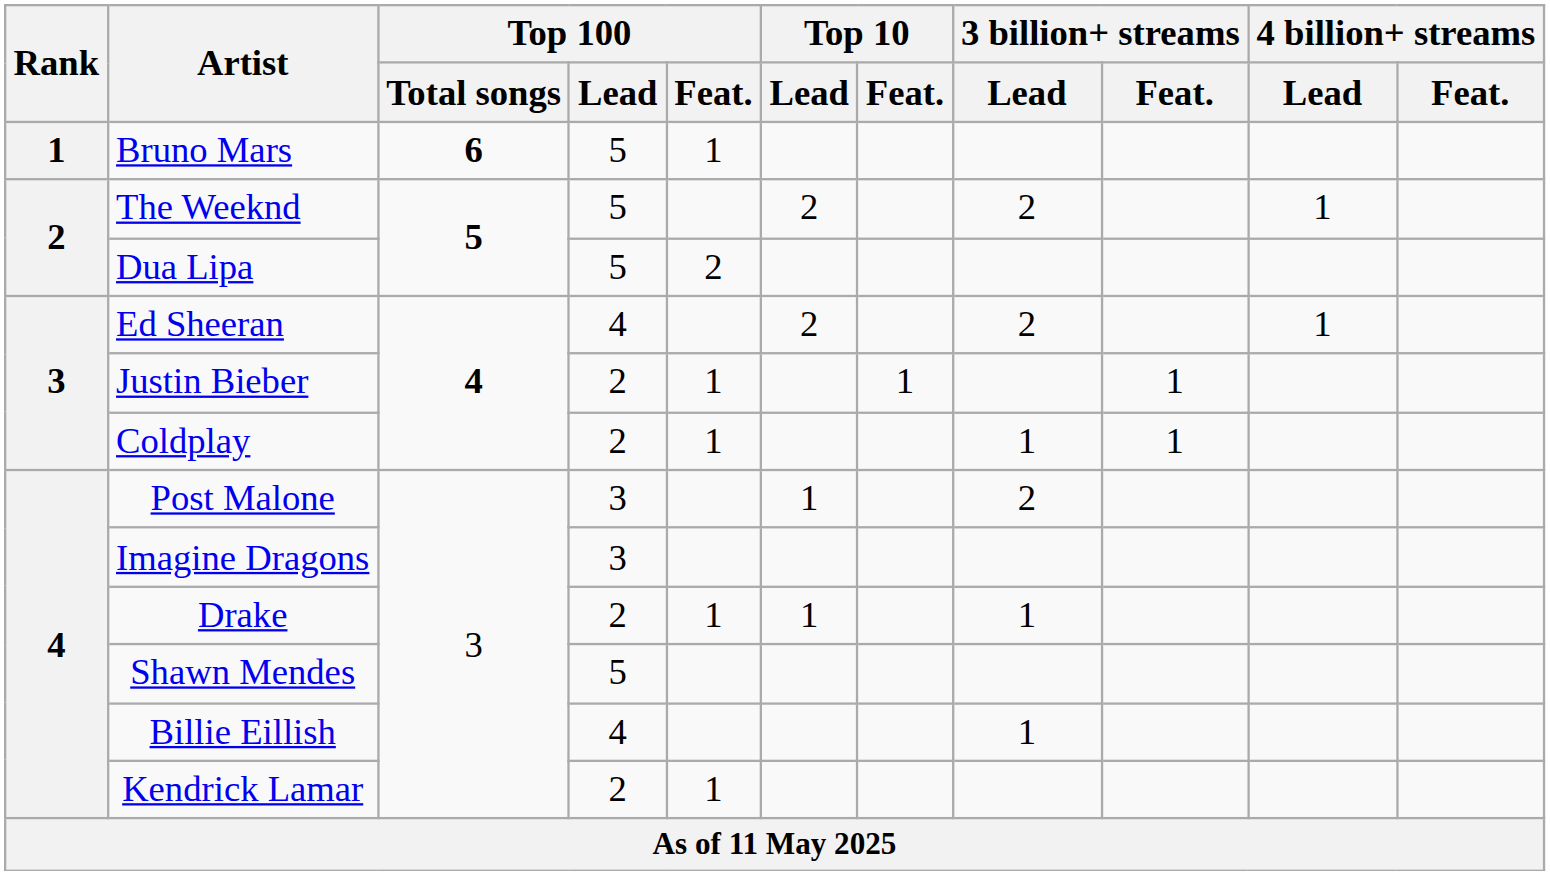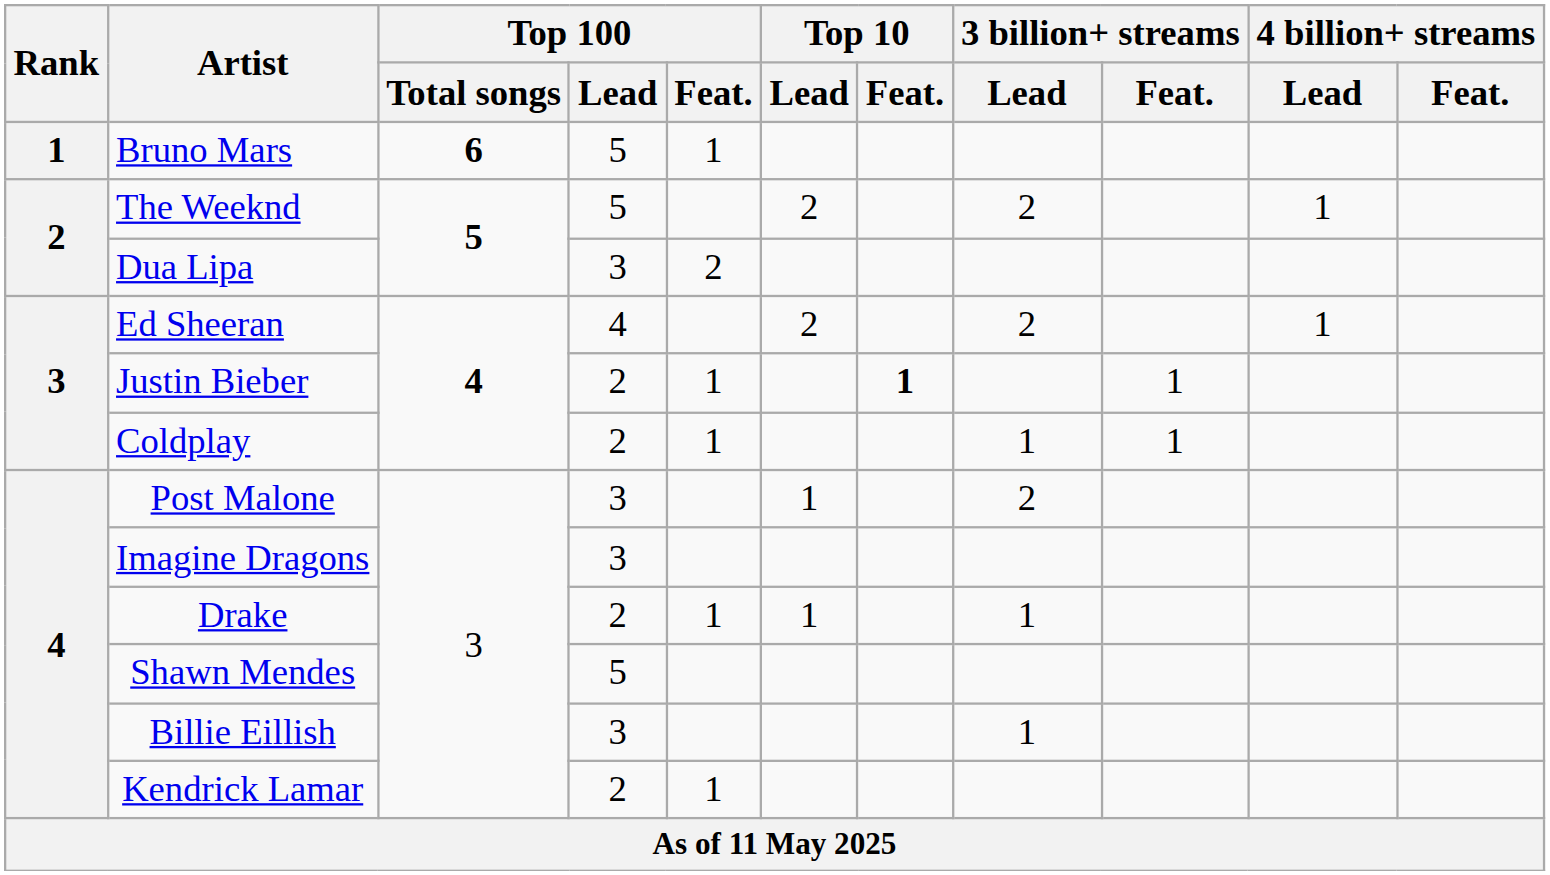(618, 265) 5 -> (618, 265) 3
(905, 382) normal -> (905, 382) bold
(618, 730) 4 -> (618, 730) 3
